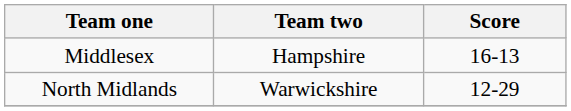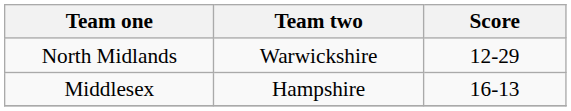rows swapped: (109, 55) <-> (109, 88)
